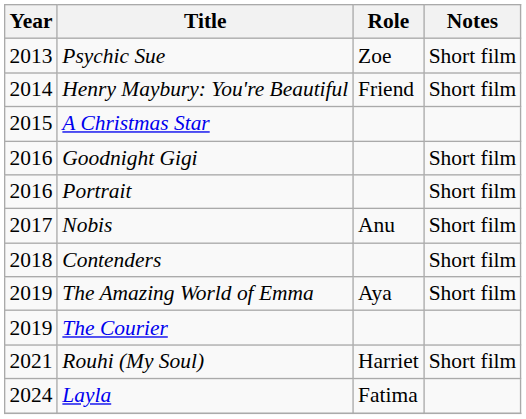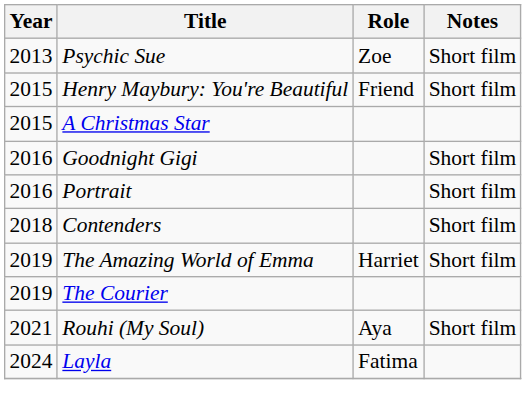(31, 89) 2014 -> (31, 89) 2015
- row: (87, 225)
(375, 293) Aya -> (388, 259) Harriet
(388, 361) Harriet -> (375, 327) Aya
